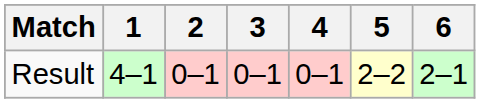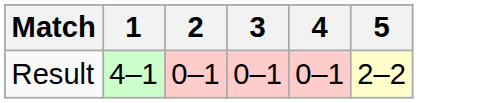- column: (444, 27)
